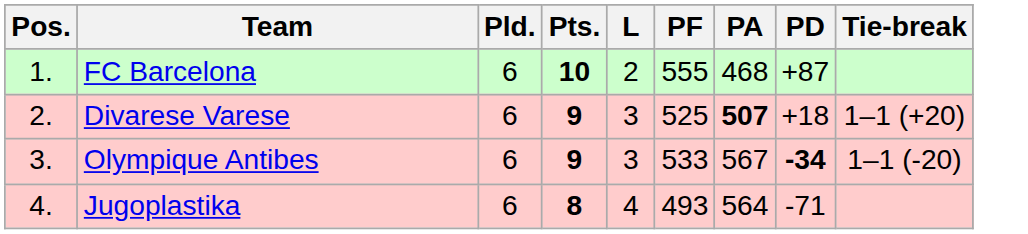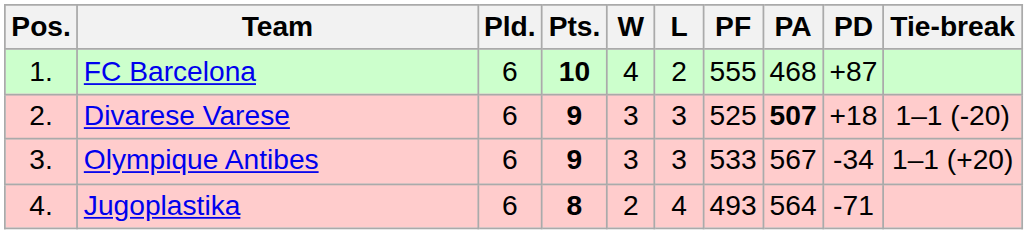+ column: (631, 26)
(904, 116) 1–1 (+20) -> (953, 116) 1–1 (-20)
(805, 160) bold -> (853, 160) normal
(905, 160) 1–1 (-20) -> (953, 160) 1–1 (+20)
